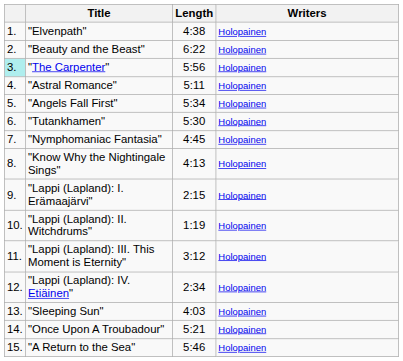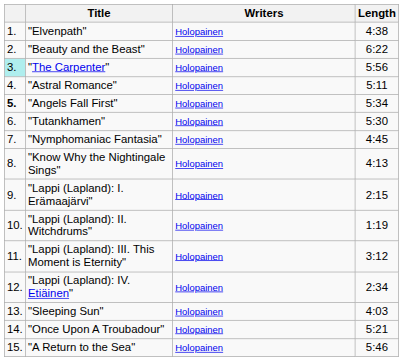columns swapped: (307, 13) <-> (194, 13)
(12, 103) normal -> (12, 103) bold
